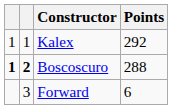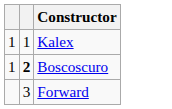- column: (144, 17)
(12, 67) bold -> (12, 67) normal
